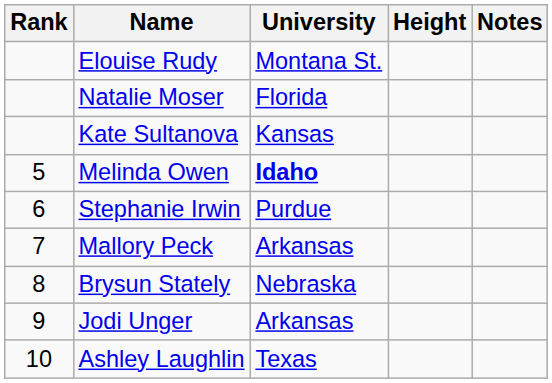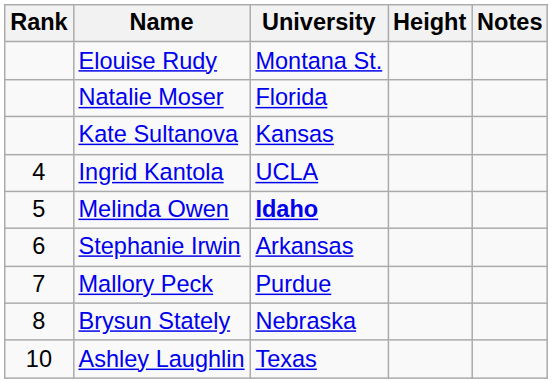+ row: (151, 172)
(293, 209) Purdue -> (304, 246) Arkansas
(304, 246) Arkansas -> (293, 284) Purdue
- row: (135, 321)
